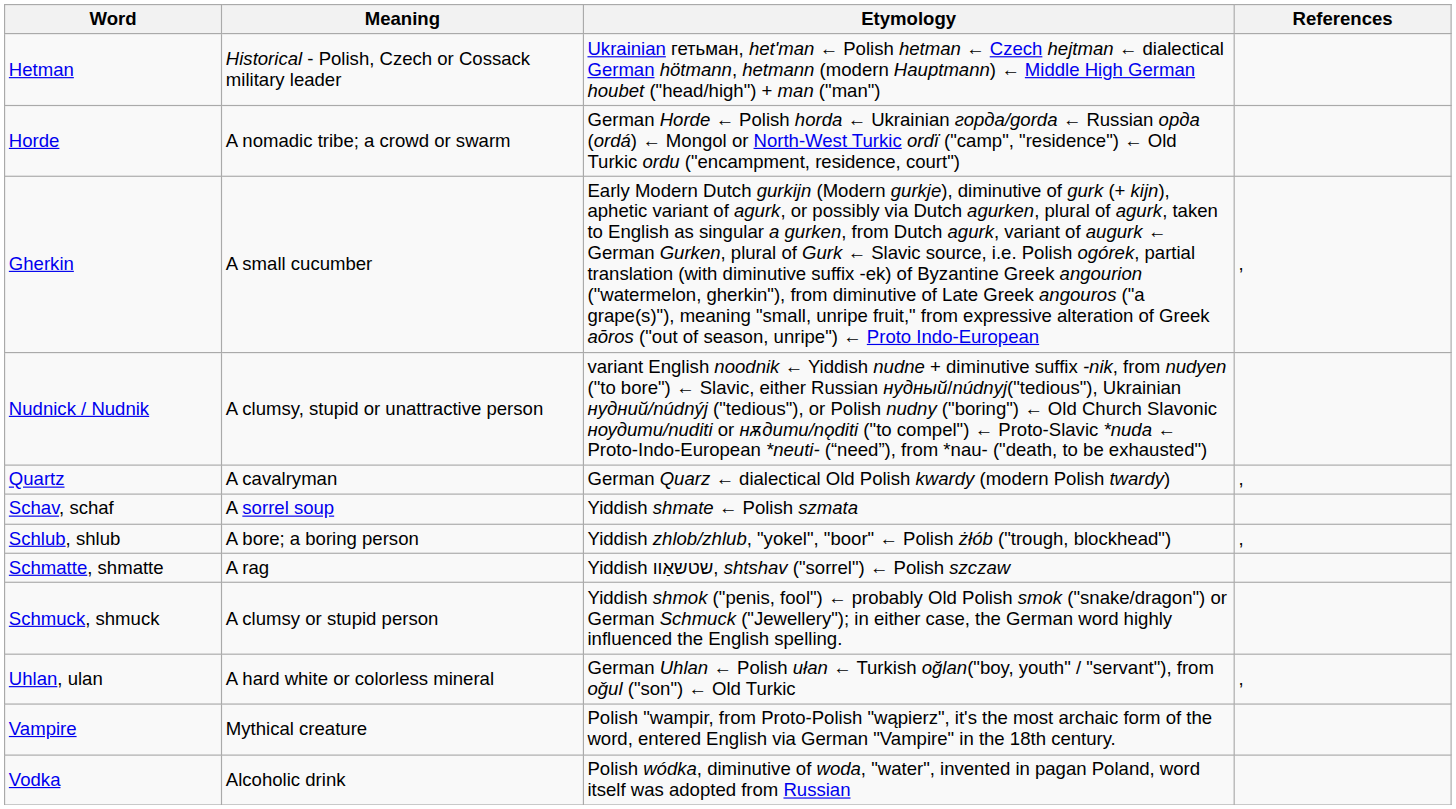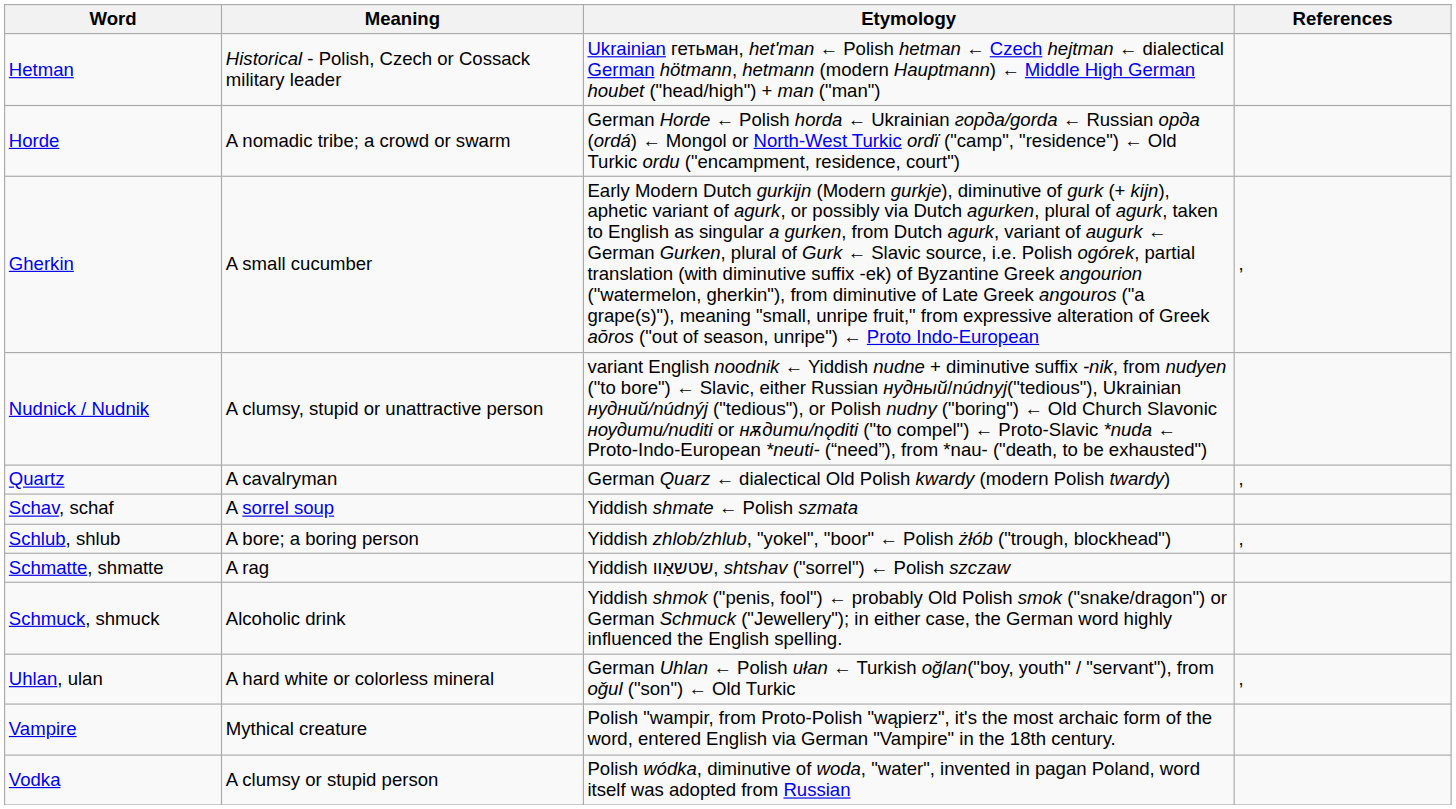(332, 618) A clumsy or stupid person -> (286, 618) Alcoholic drink
(286, 779) Alcoholic drink -> (332, 779) A clumsy or stupid person
